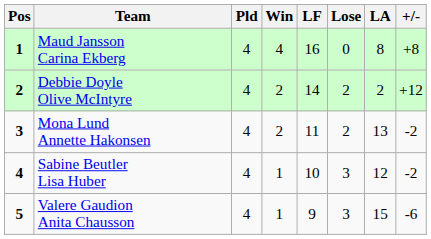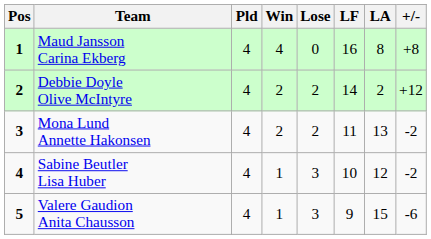columns swapped: (346, 16) <-> (312, 16)
